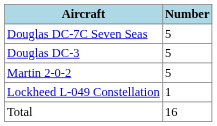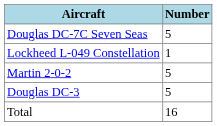rows swapped: (83, 92) <-> (43, 53)
